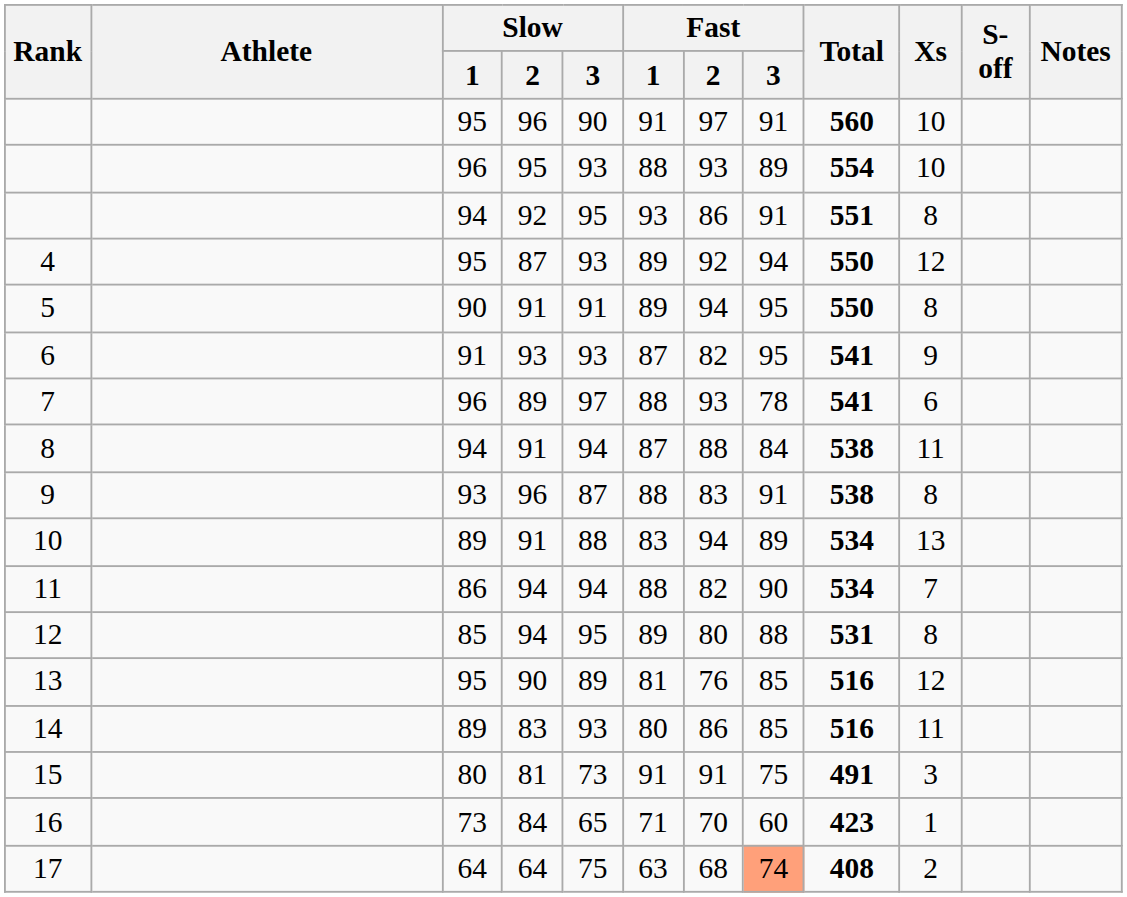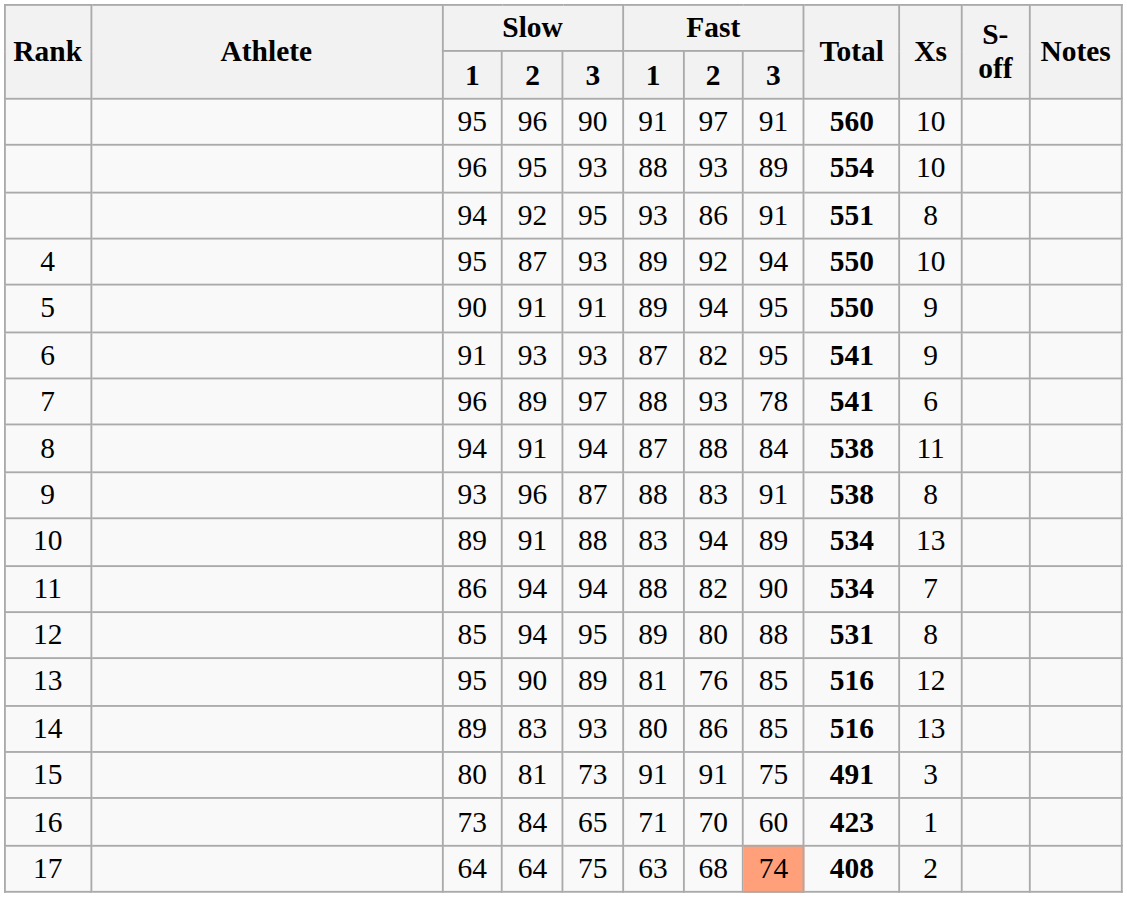(931, 261) 12 -> (931, 261) 10
(931, 307) 8 -> (931, 307) 9
(931, 728) 11 -> (931, 728) 13
